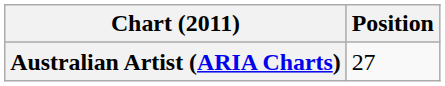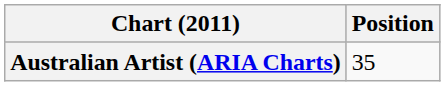(364, 61) 27 -> (364, 61) 35
